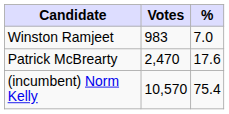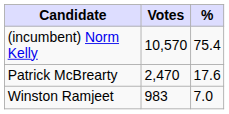rows swapped: (63, 89) <-> (61, 37)
